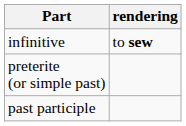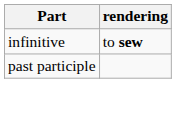- row: (57, 74)
